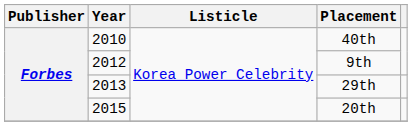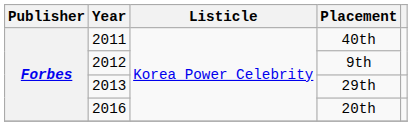(109, 40) 2010 -> (109, 40) 2011
(109, 109) 2015 -> (109, 109) 2016
